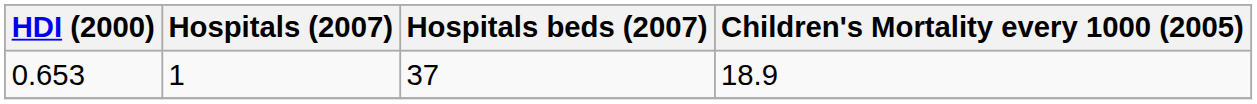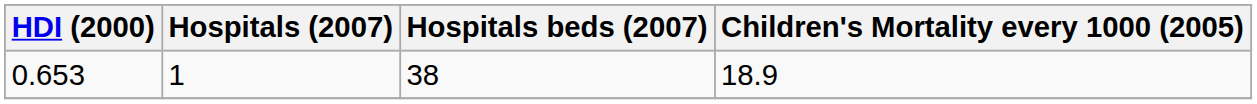(423, 74) 37 -> (423, 74) 38
